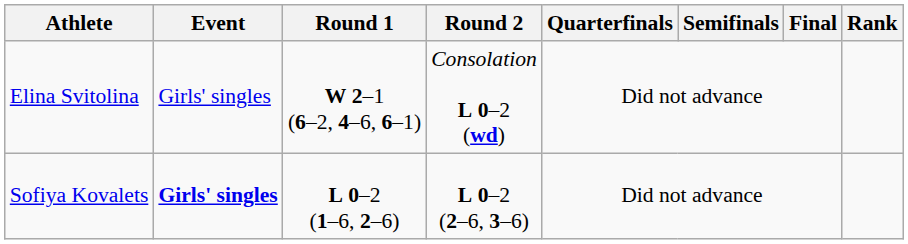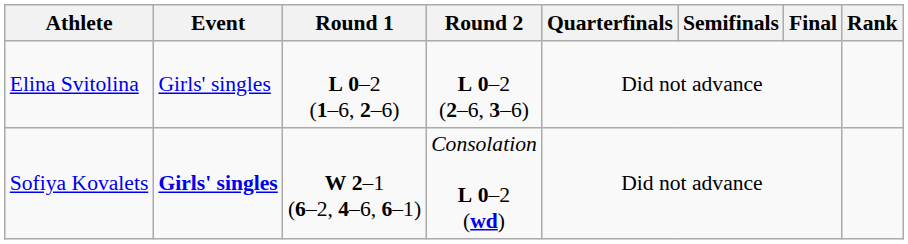(354, 109) W 2–1 (6–2, 4–6, 6–1) -> (354, 96) L 0–2 (1–6, 2–6)
(484, 96) Consolation L 0–2 (wd) -> (484, 96) L 0–2 (2–6, 3–6)
(354, 208) L 0–2 (1–6, 2–6) -> (354, 195) W 2–1 (6–2, 4–6, 6–1)
(484, 208) L 0–2 (2–6, 3–6) -> (484, 183) Consolation L 0–2 (wd)
